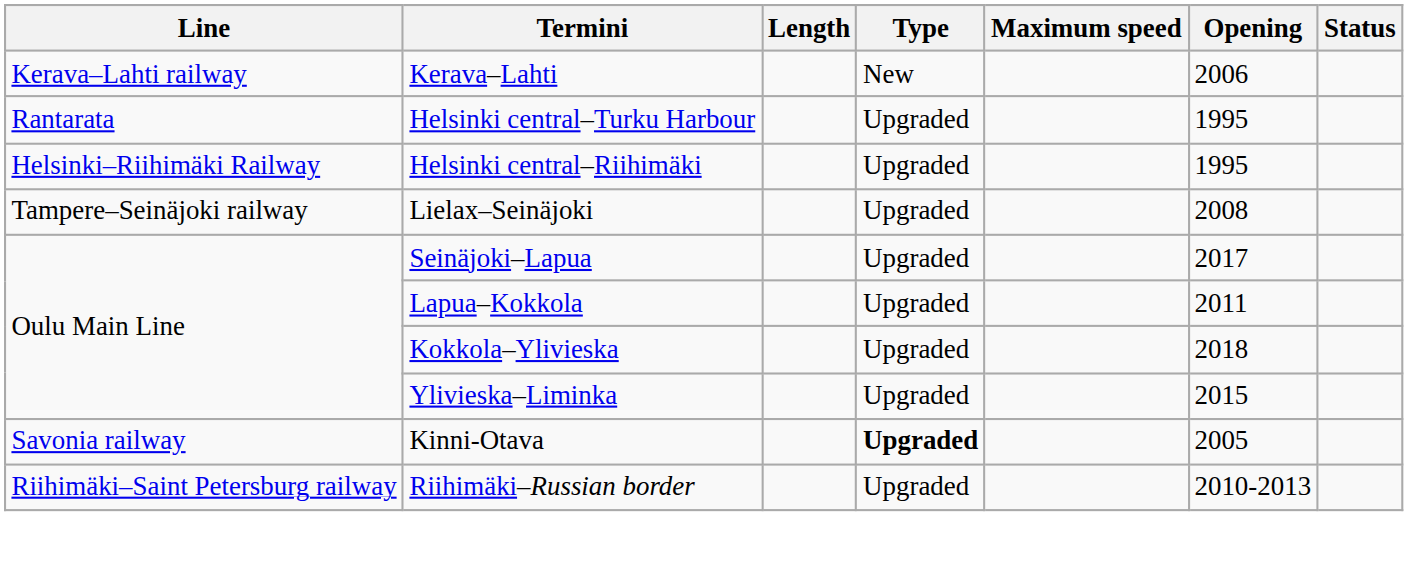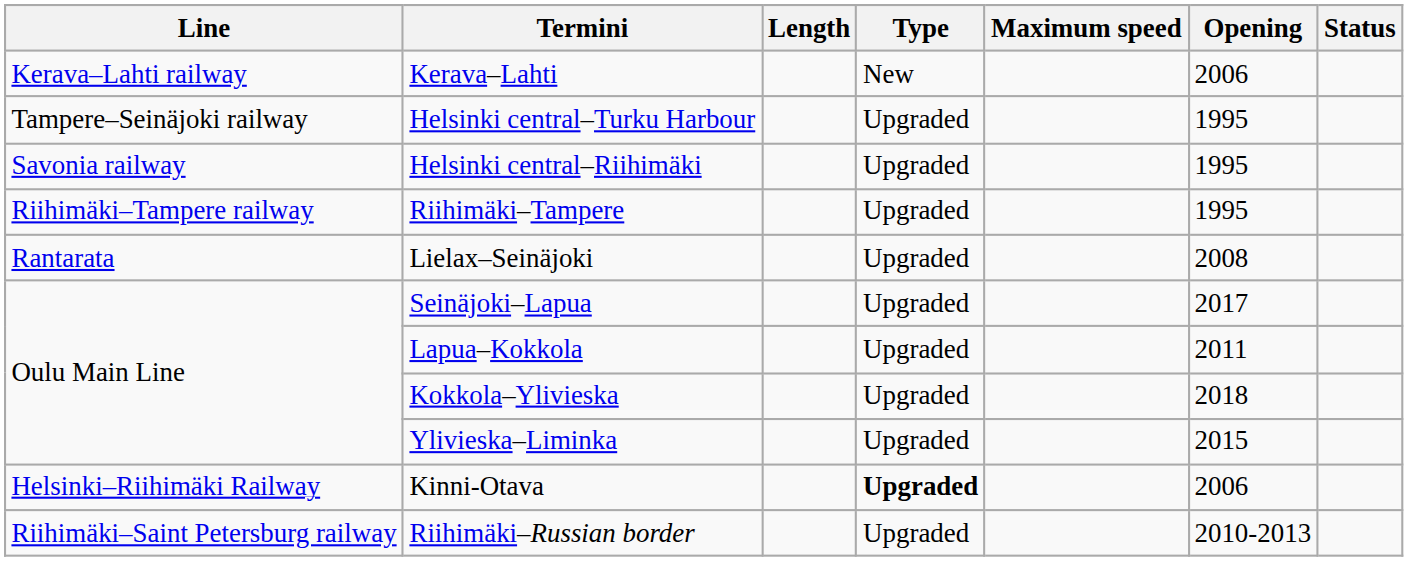(63, 119) Rantarata -> (160, 119) Tampere–Seinäjoki railway
(166, 165) Helsinki–Riihimäki Railway -> (99, 165) Savonia railway
+ row: (517, 211)
(160, 211) Tampere–Seinäjoki railway -> (63, 257) Rantarata
(99, 440) Savonia railway -> (166, 486) Helsinki–Riihimäki Railway
(1221, 440) 2005 -> (1221, 486) 2006
